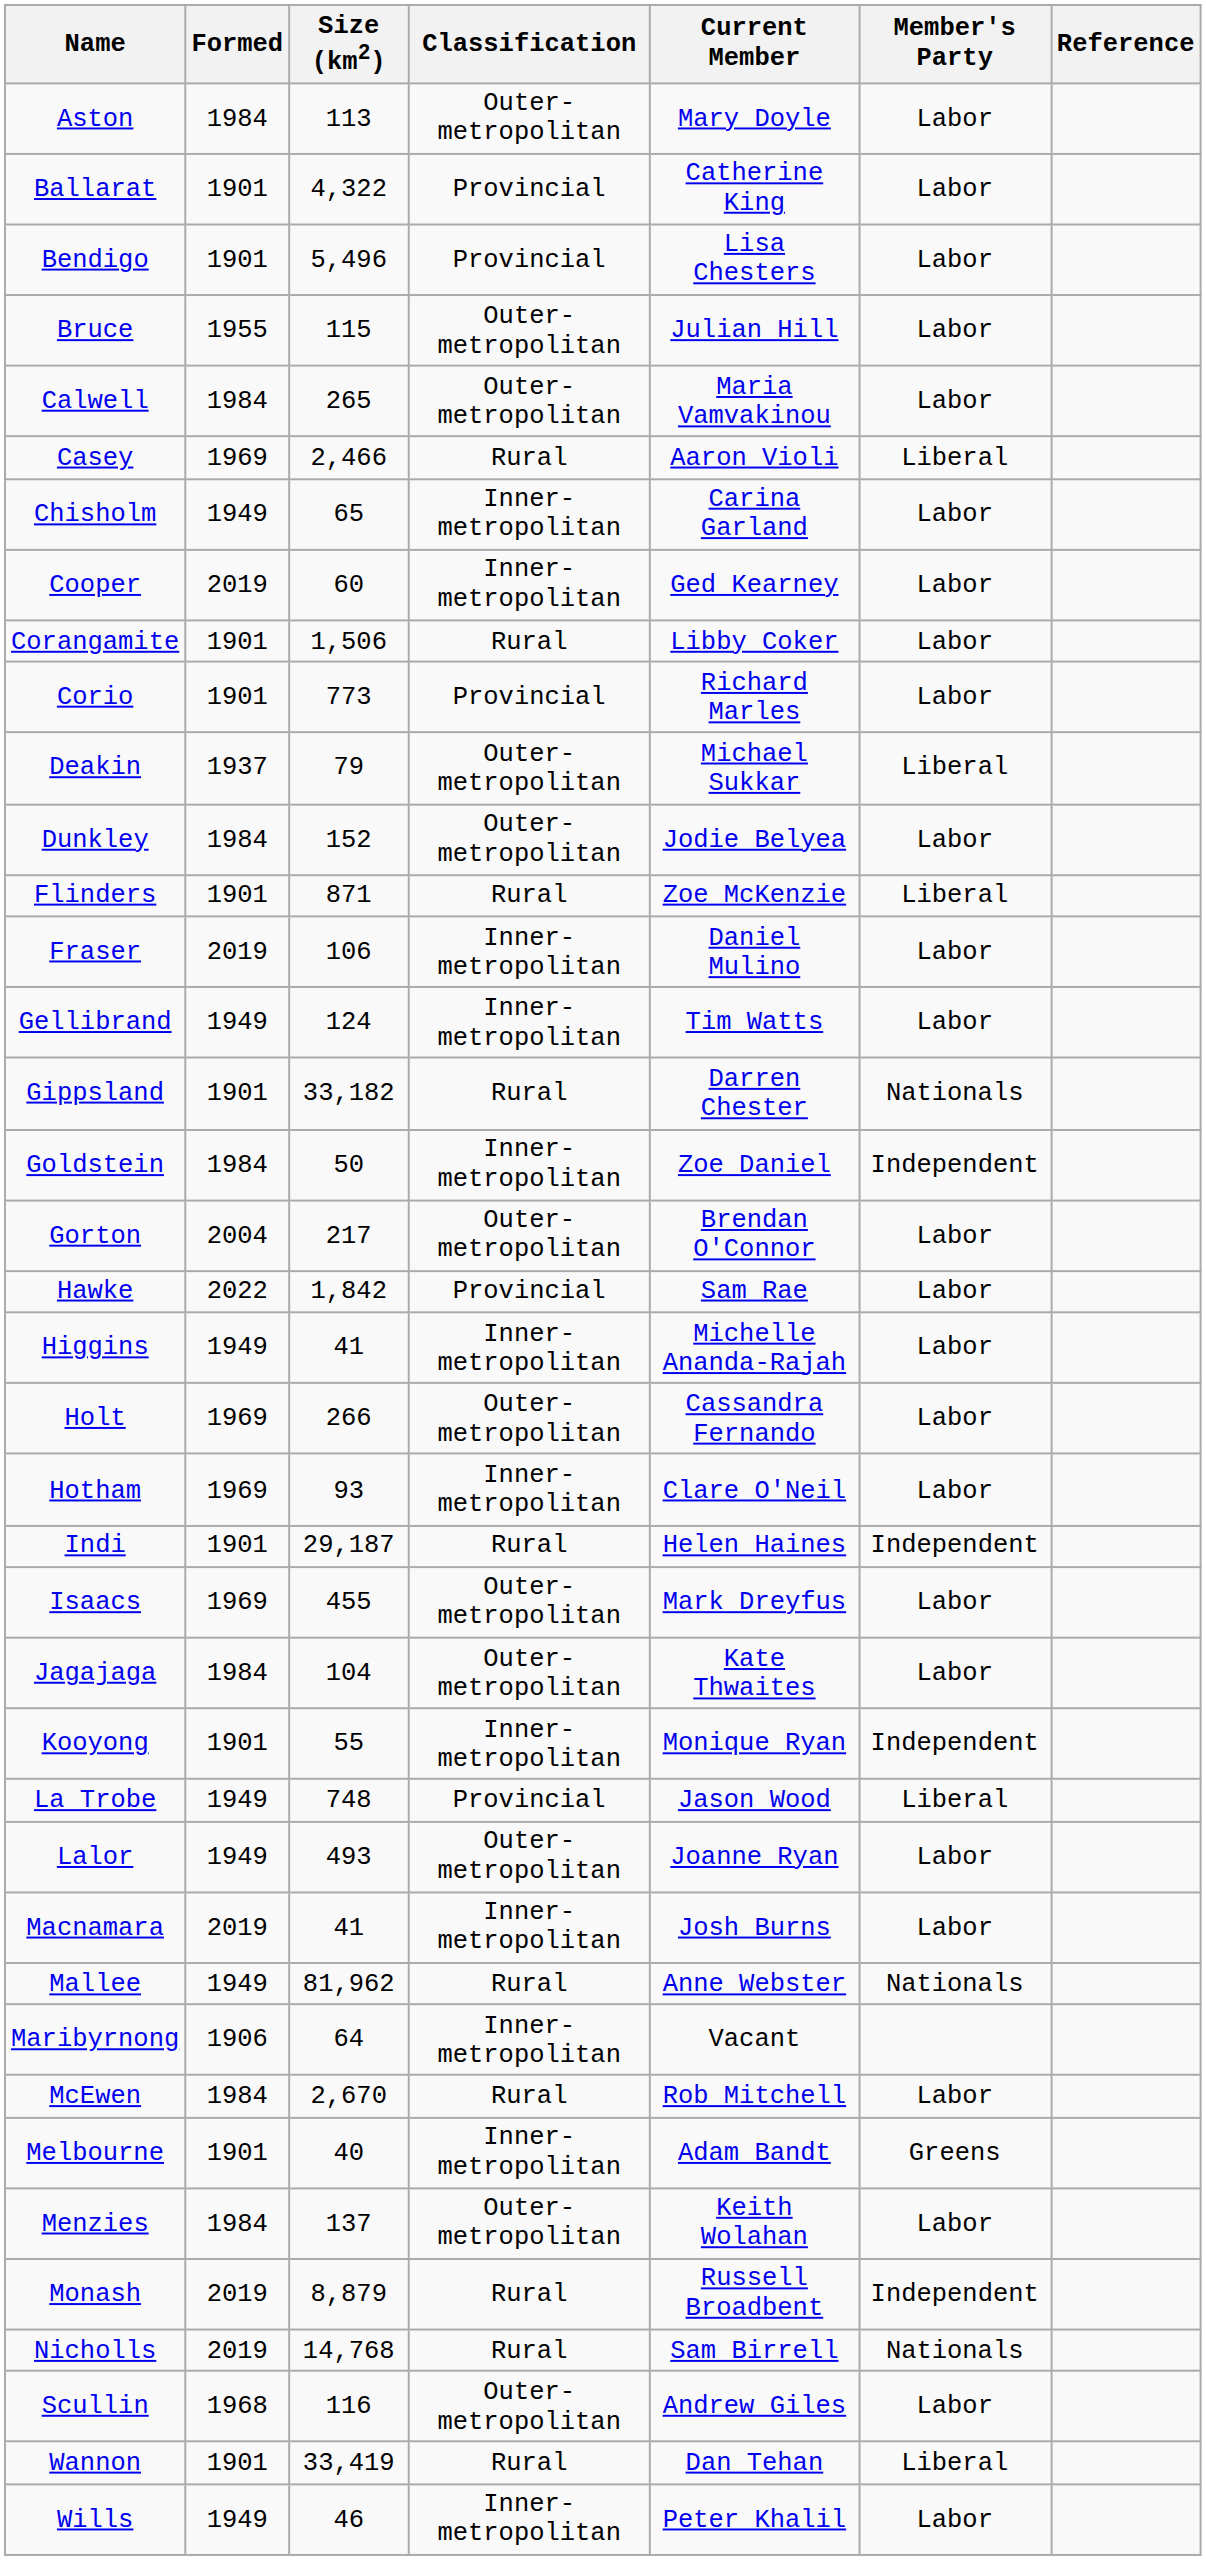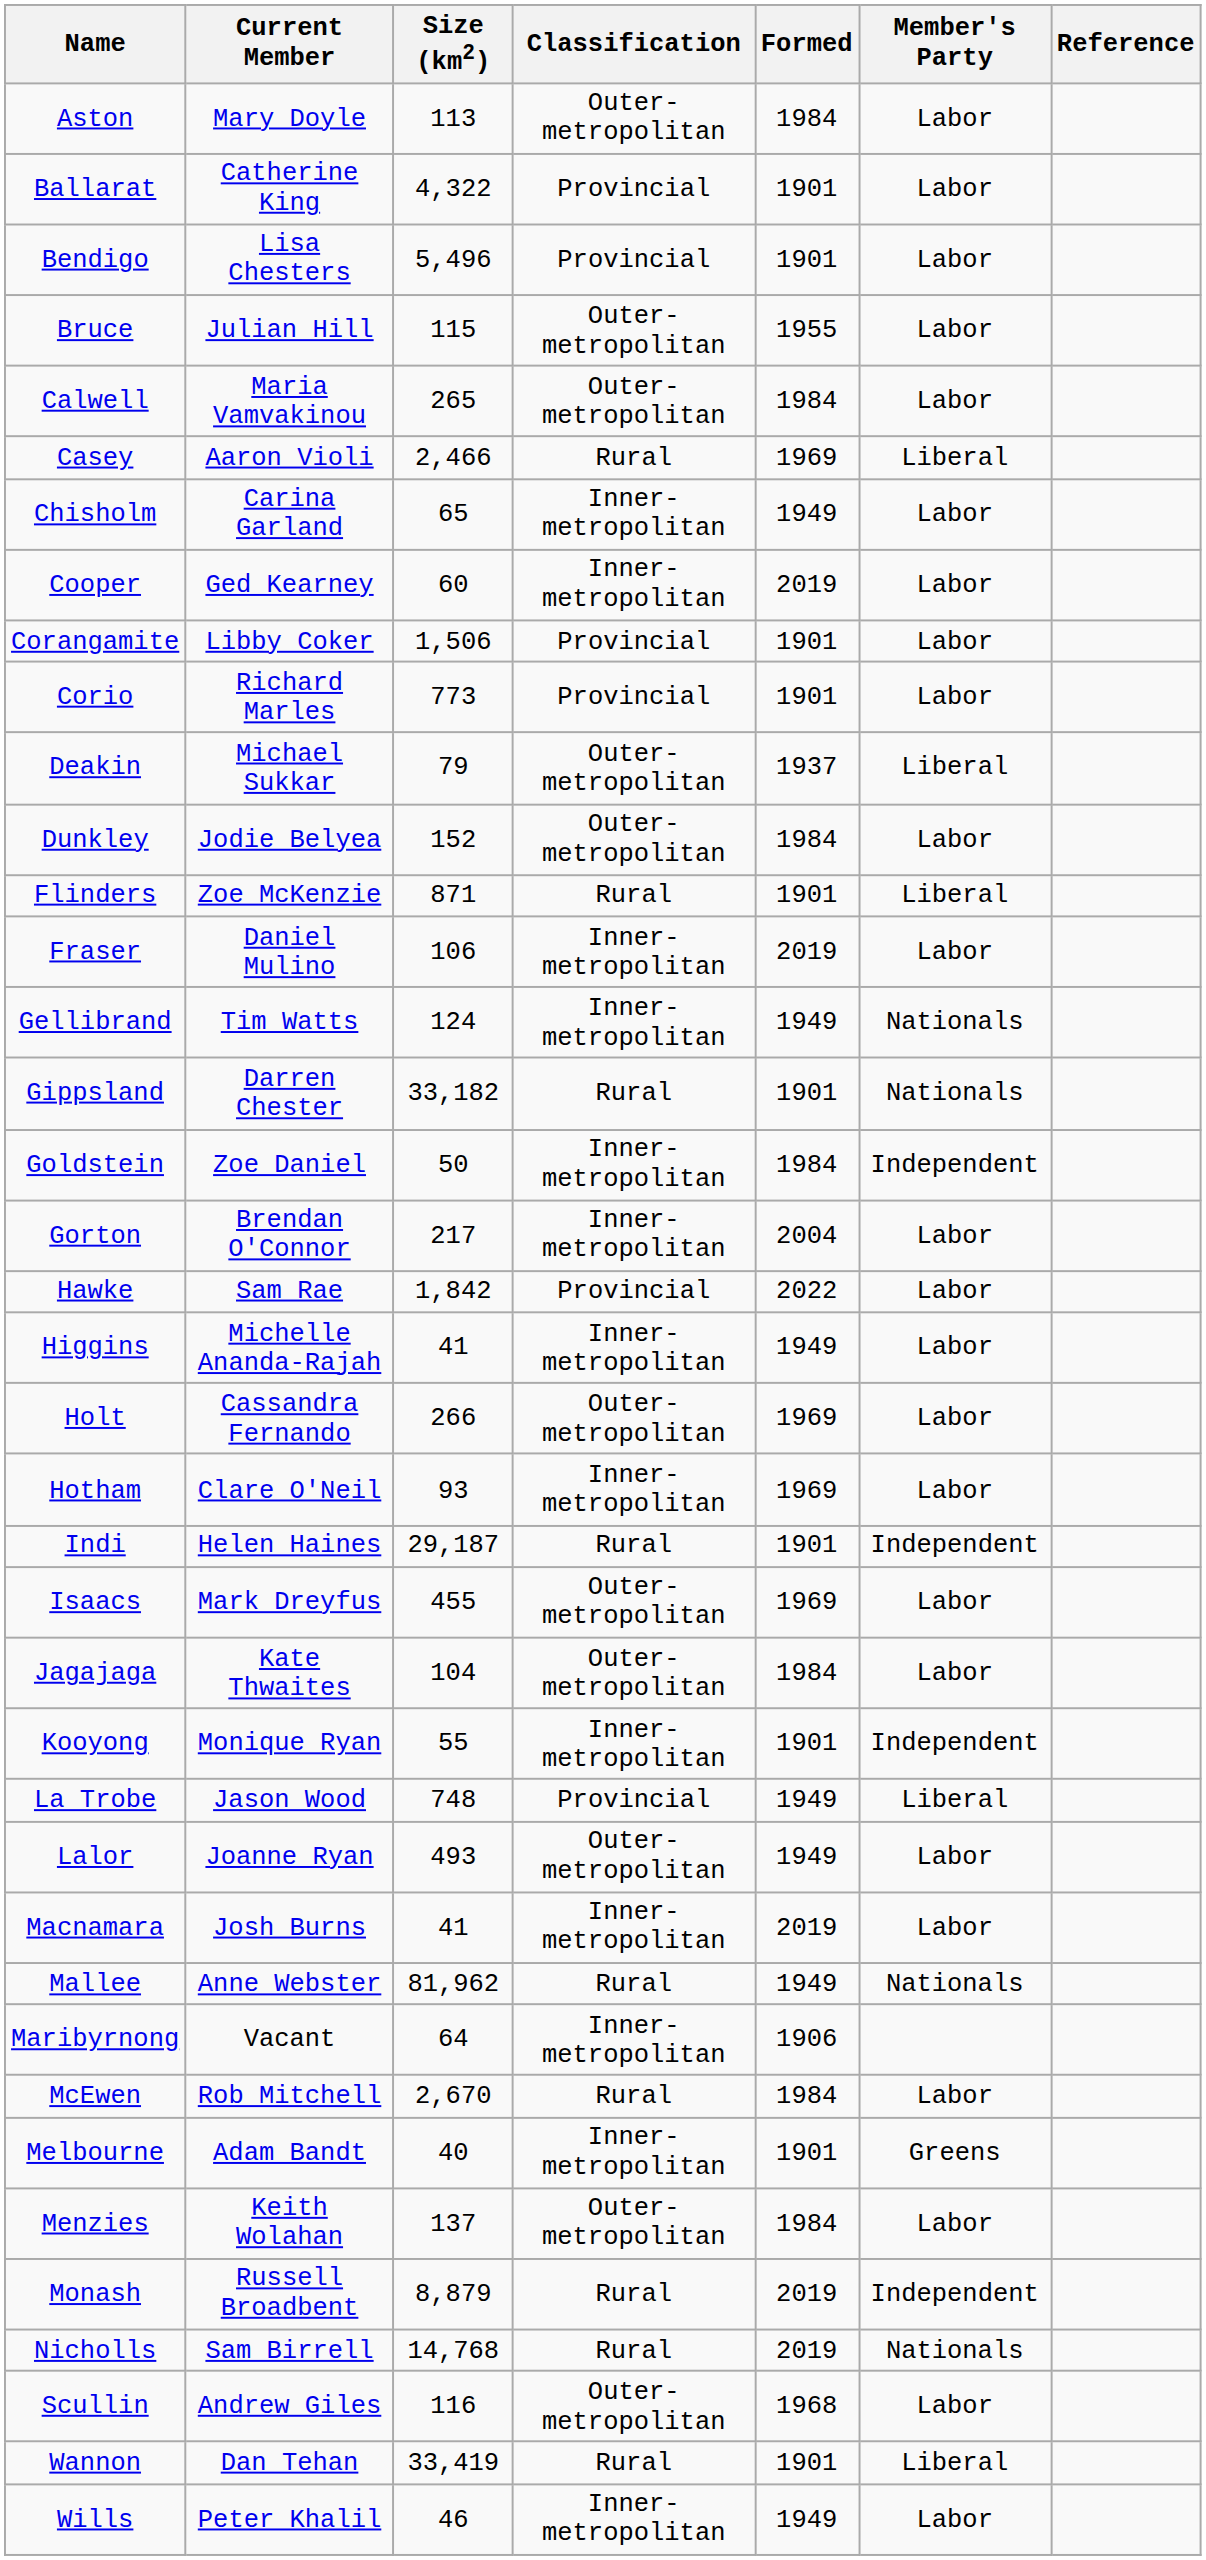columns swapped: (237, 44) <-> (754, 44)
(529, 641) Rural -> (634, 641) Provincial
(955, 1023) Labor -> (955, 1023) Nationals
(529, 1235) Outer-metropolitan -> (634, 1235) Inner-metropolitan
